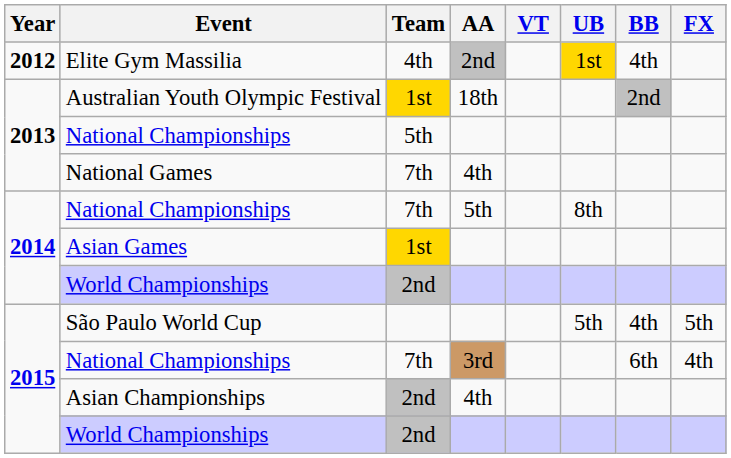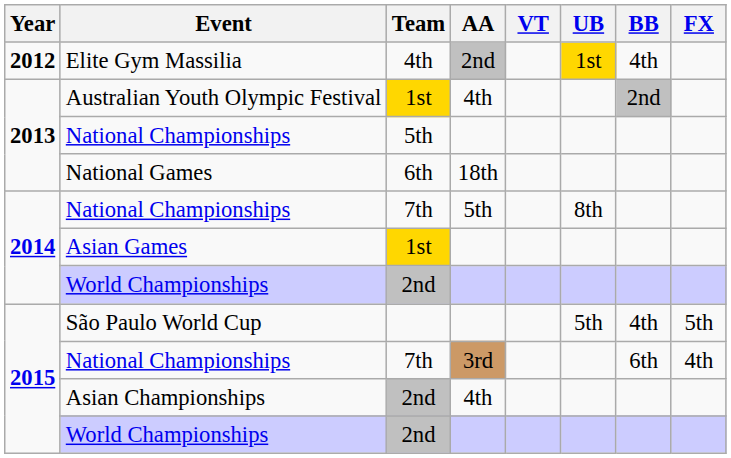(478, 98) 18th -> (478, 98) 4th
(418, 172) 7th -> (418, 172) 6th
(478, 172) 4th -> (478, 172) 18th
